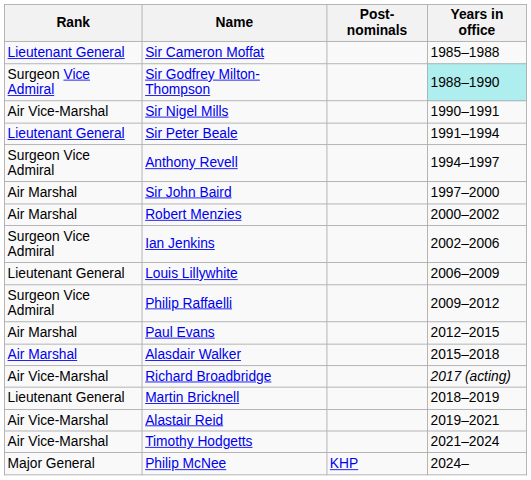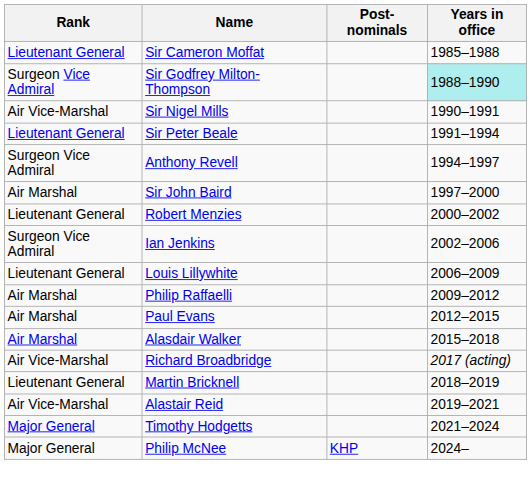(42, 214) Air Marshal -> (66, 214) Lieutenant General
(49, 303) Surgeon Vice Admiral -> (42, 295) Air Marshal
(58, 441) Air Vice-Marshal -> (51, 426) Major General
